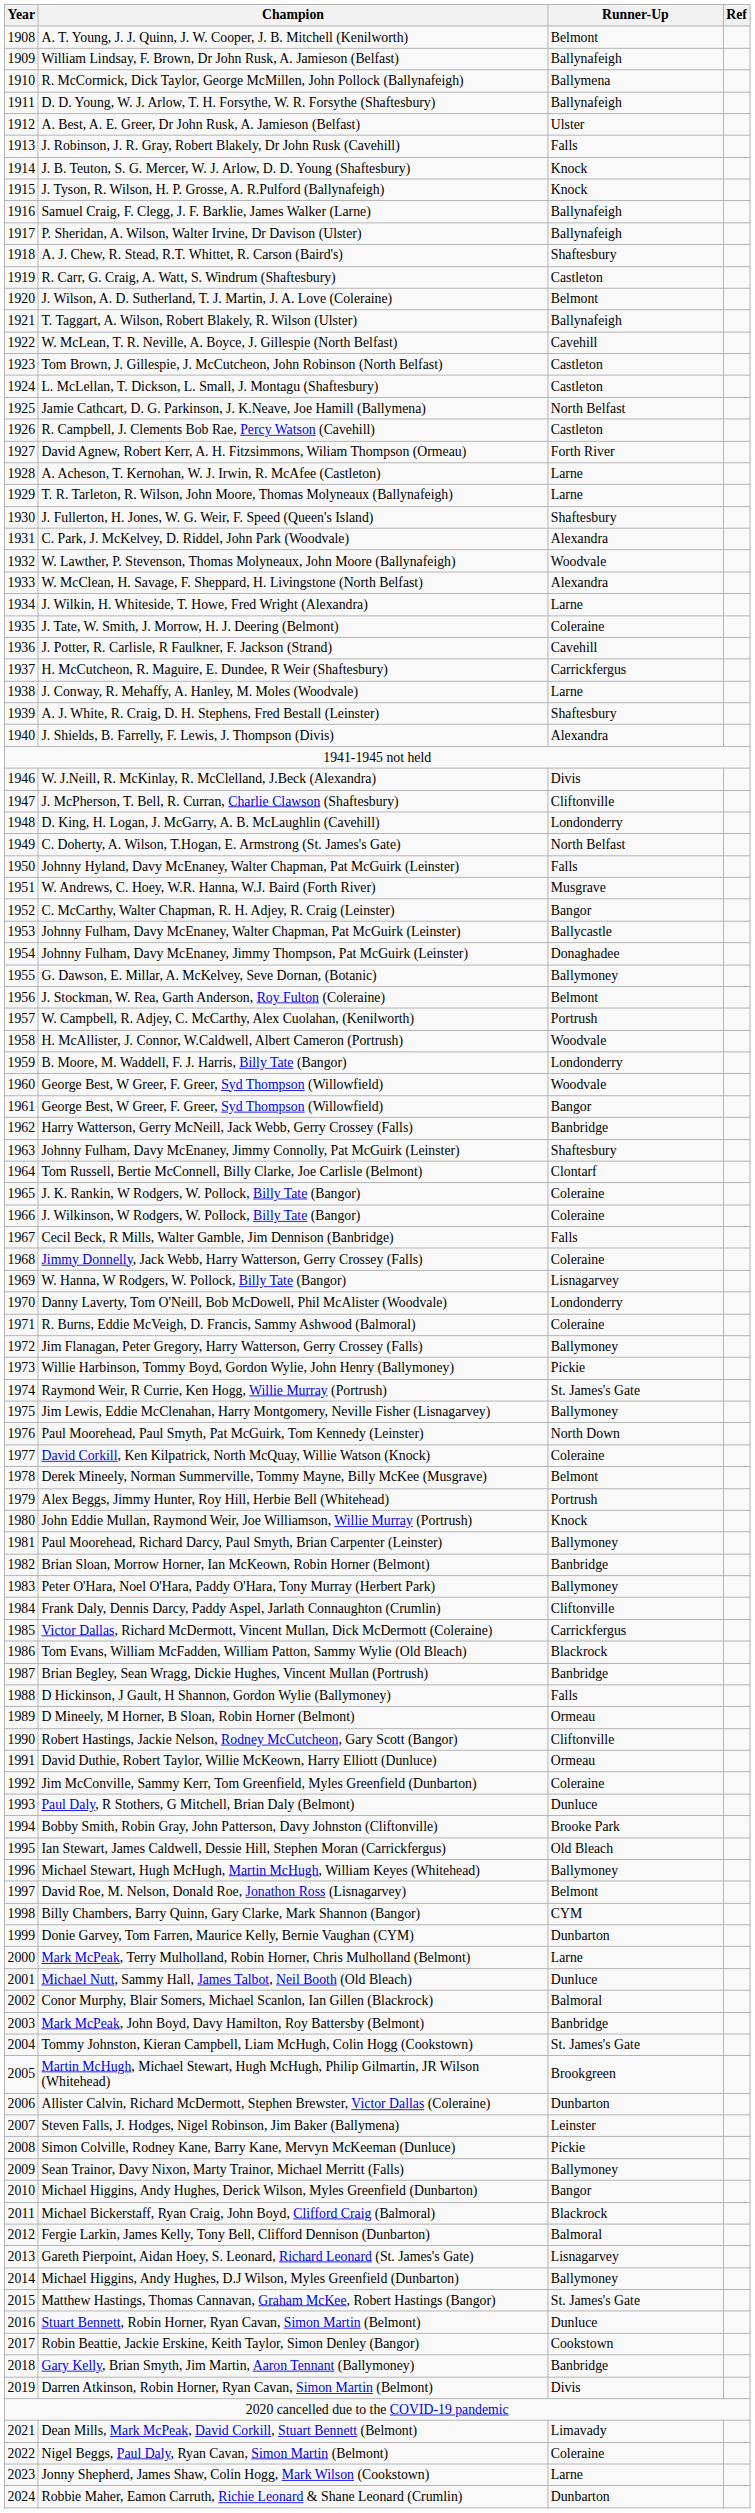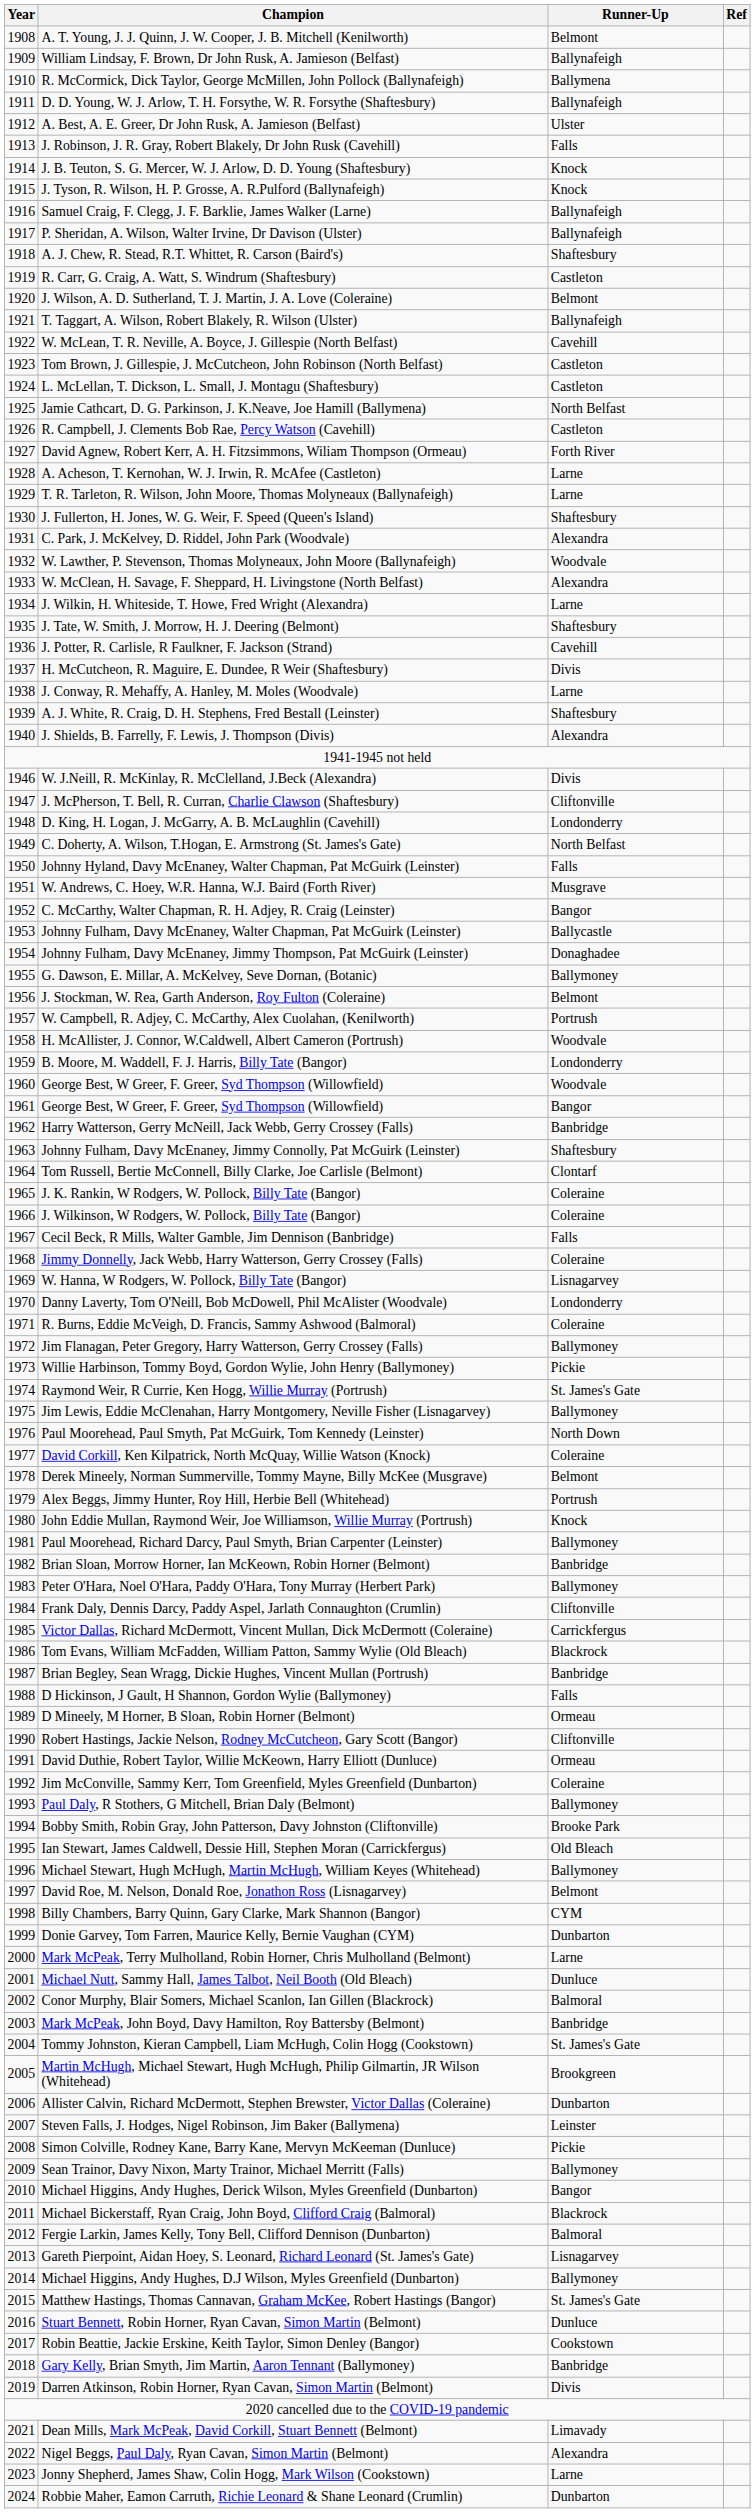(578, 626) Coleraine -> (584, 626) Shaftesbury
(588, 670) Carrickfergus -> (566, 670) Divis
(574, 1804) Dunluce -> (584, 1804) Ballymoney
(578, 2453) Coleraine -> (579, 2453) Alexandra
